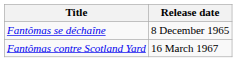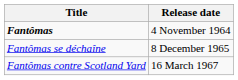+ row: (30, 30)
